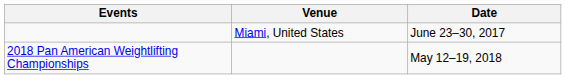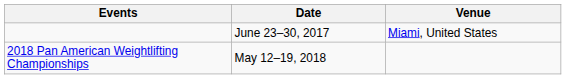columns swapped: (484, 13) <-> (320, 13)
